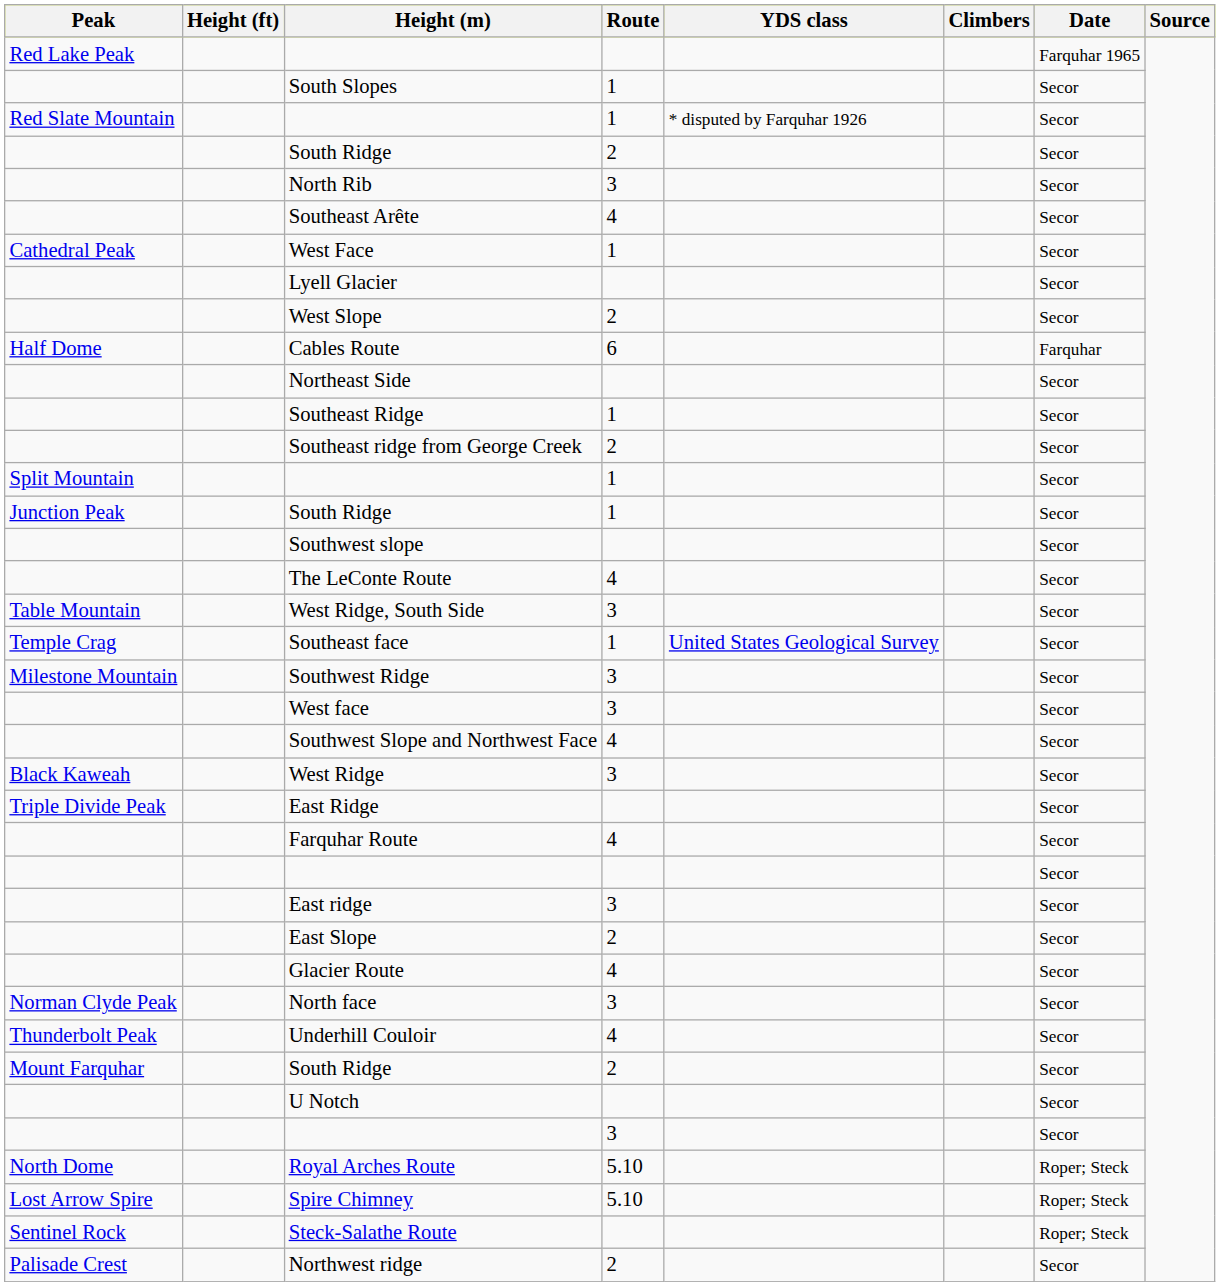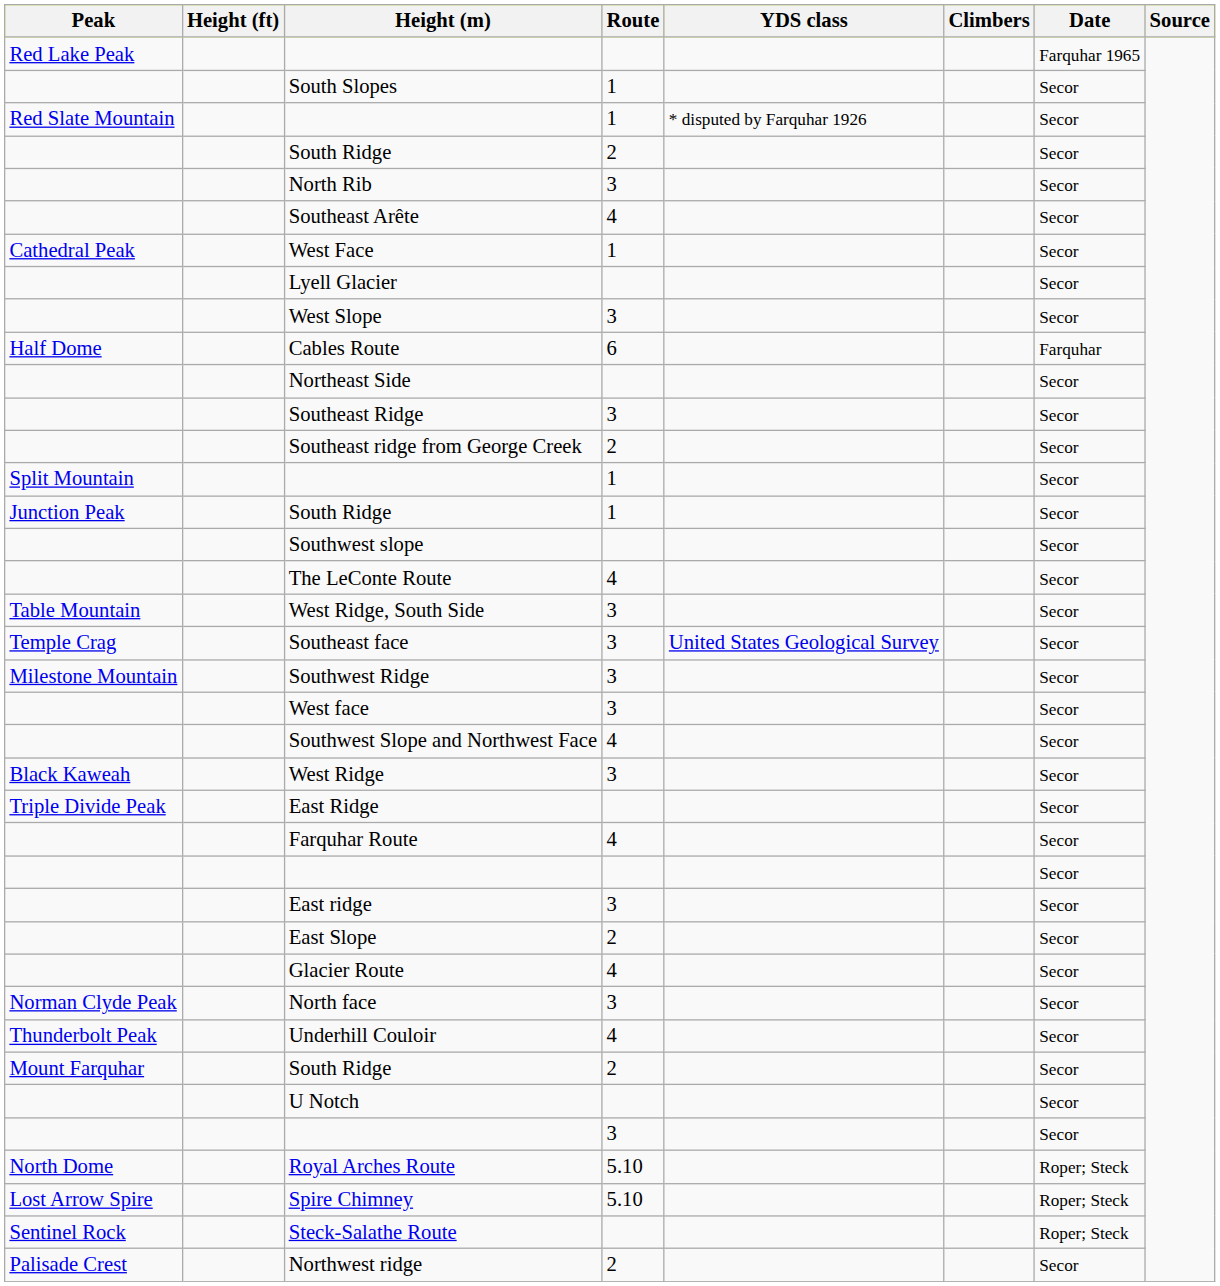(612, 315) 2 -> (612, 315) 3
(612, 413) 1 -> (612, 413) 3
(612, 642) 1 -> (612, 642) 3
